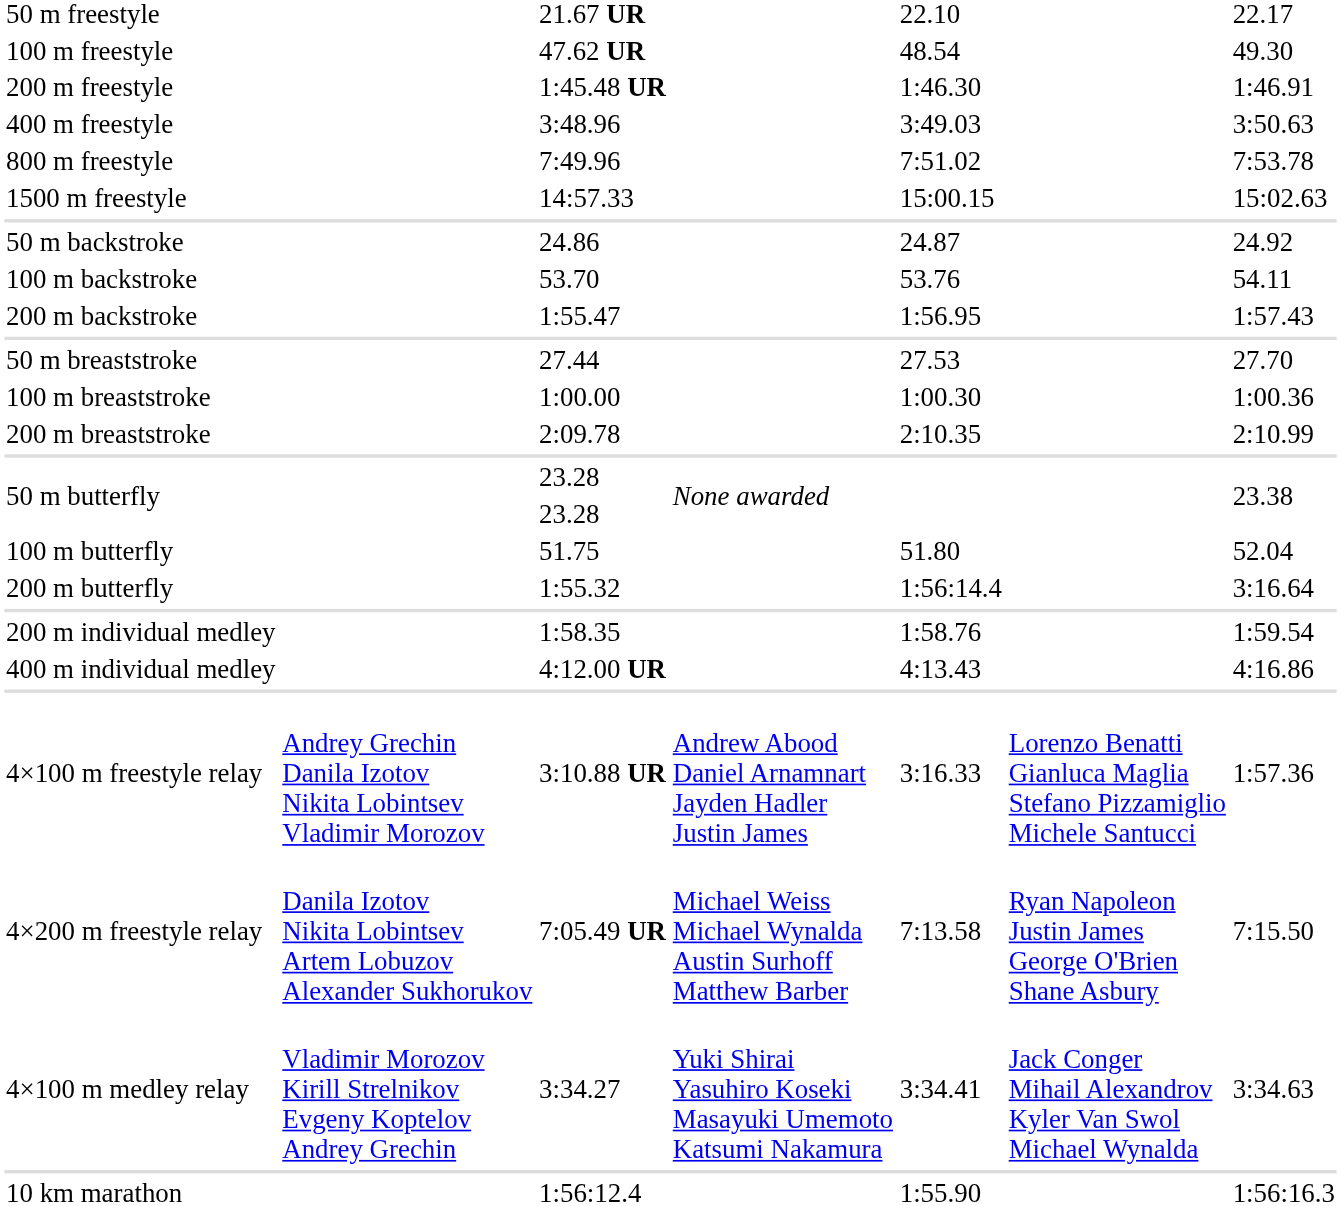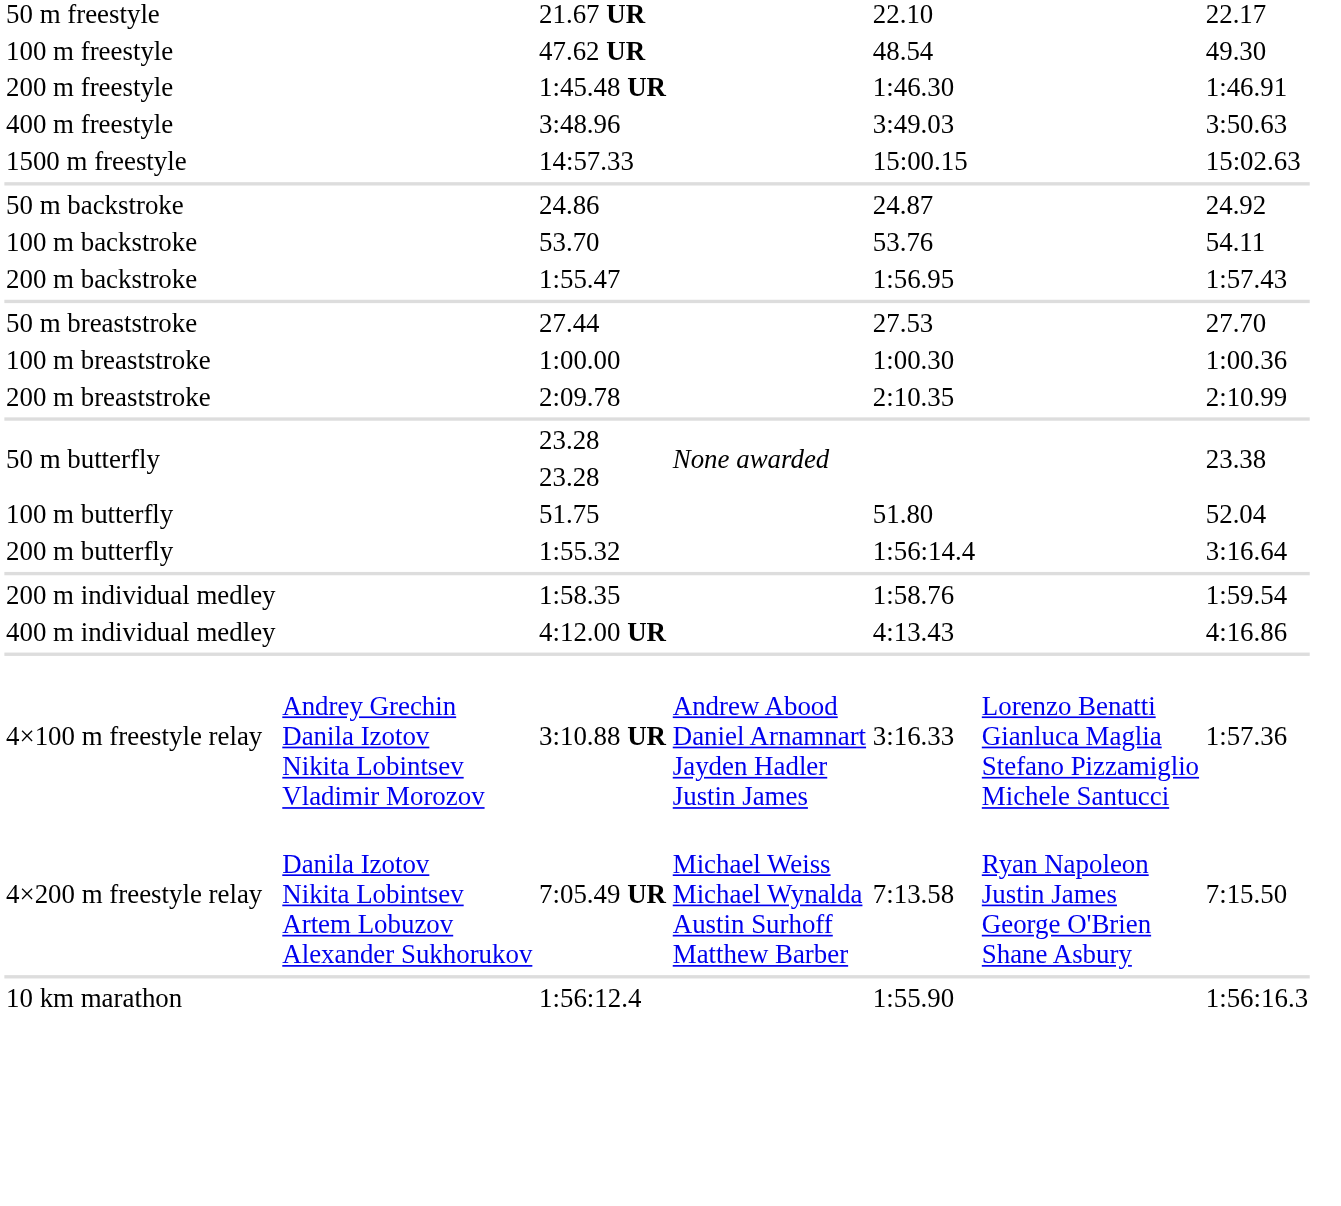- row: (90, 161)
- row: (127, 1089)
